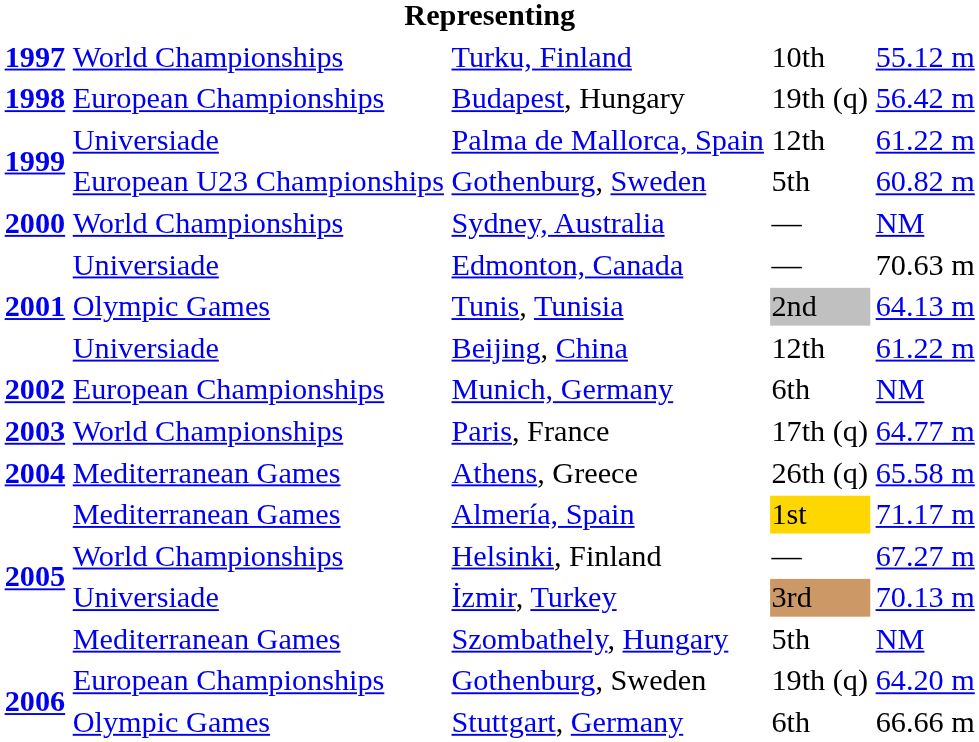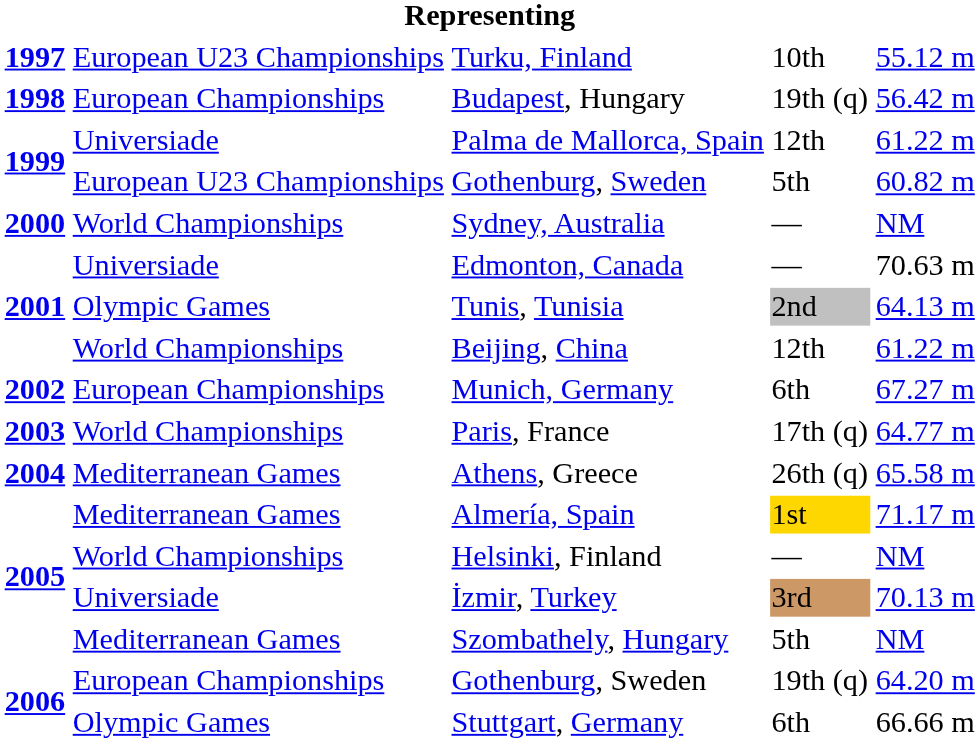(208, 56) World Championships -> (258, 56) European U23 Championships
(146, 347) Universiade -> (208, 347) World Championships
(900, 389) NM -> (925, 389) 67.27 m
(925, 555) 67.27 m -> (900, 555) NM
